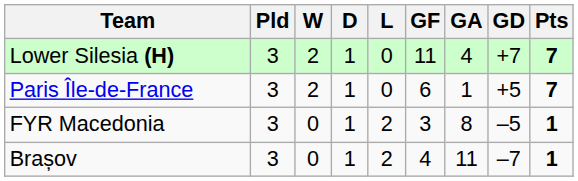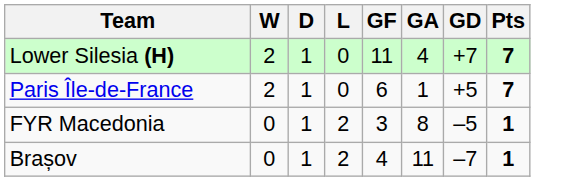- column: (273, 21)
